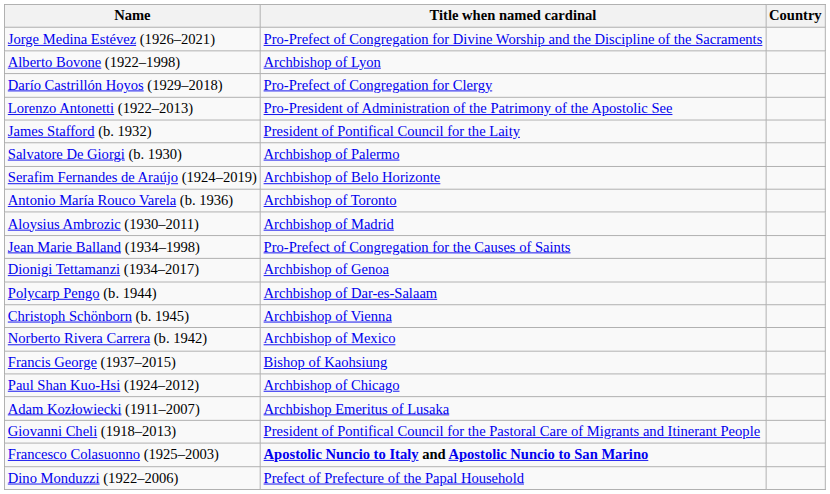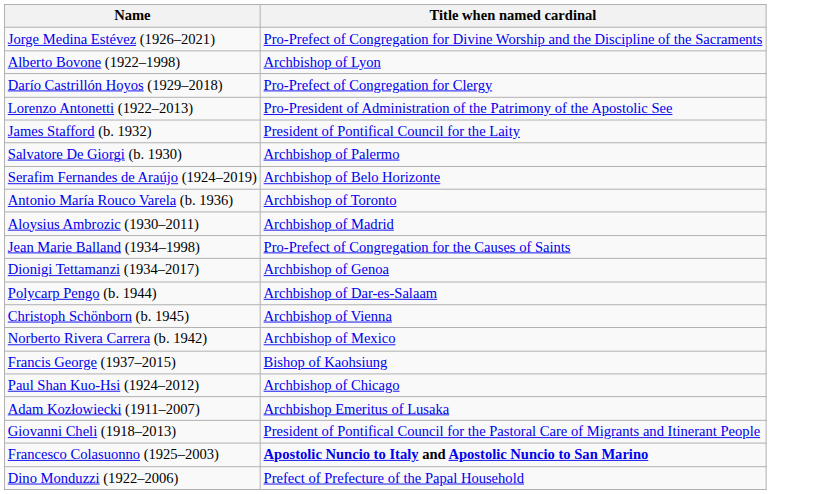- column: (795, 16)
